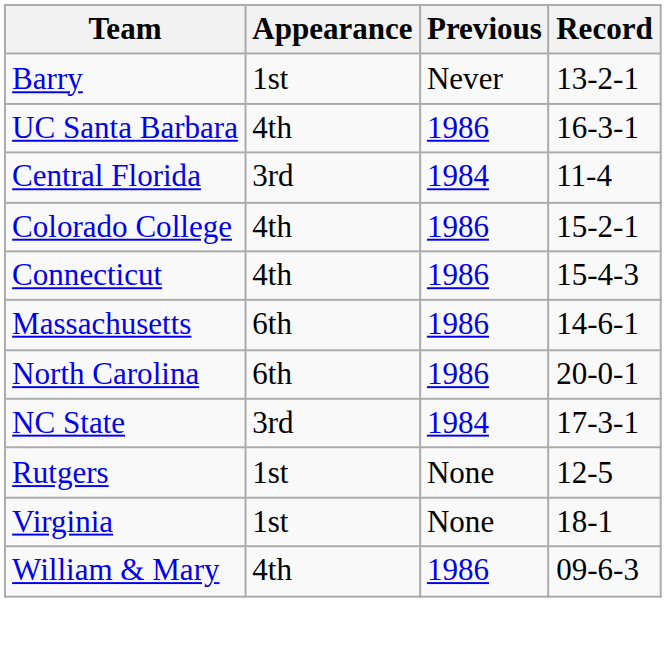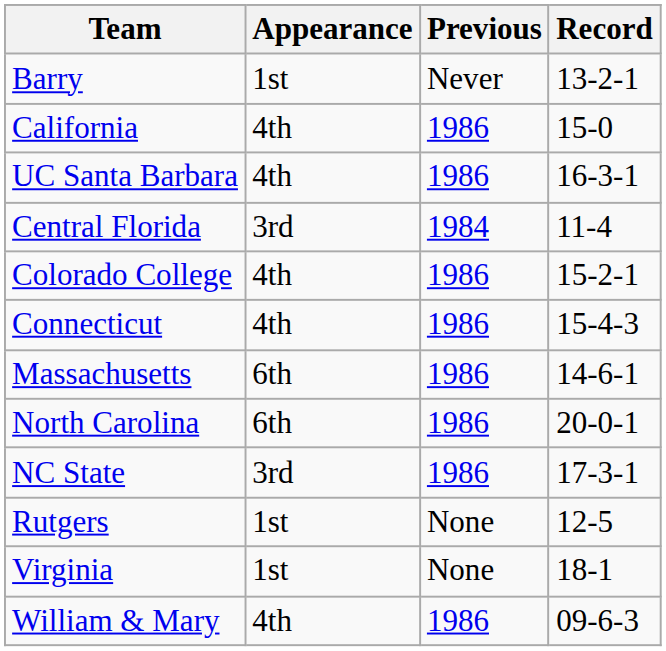+ row: (75, 127)
(458, 422) 1984 -> (458, 472) 1986
